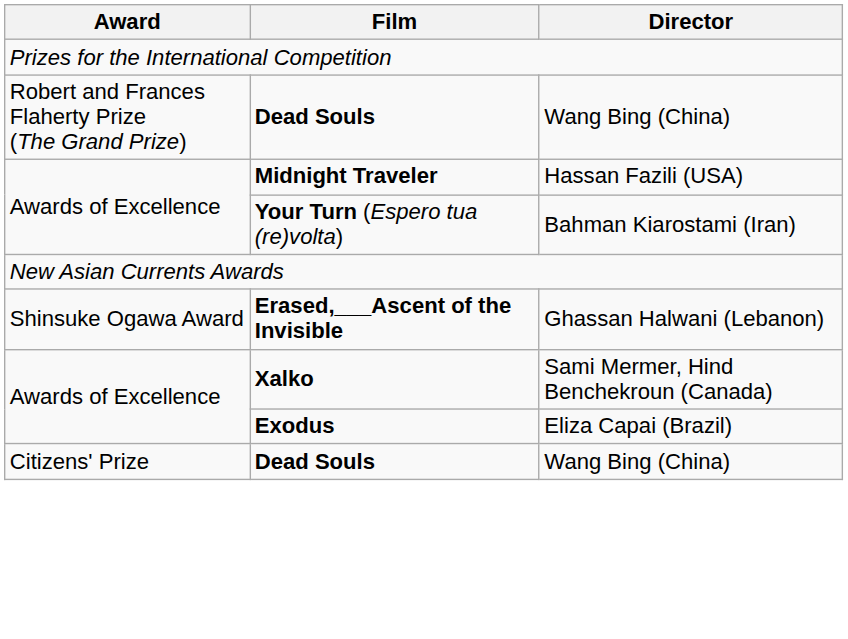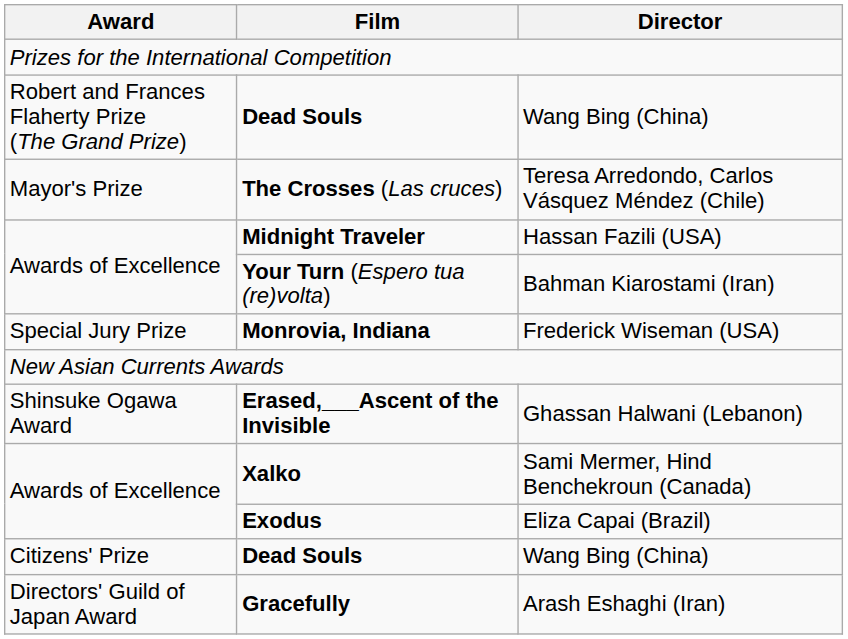+ row: (76, 189)
+ row: (98, 331)
+ row: (97, 603)
